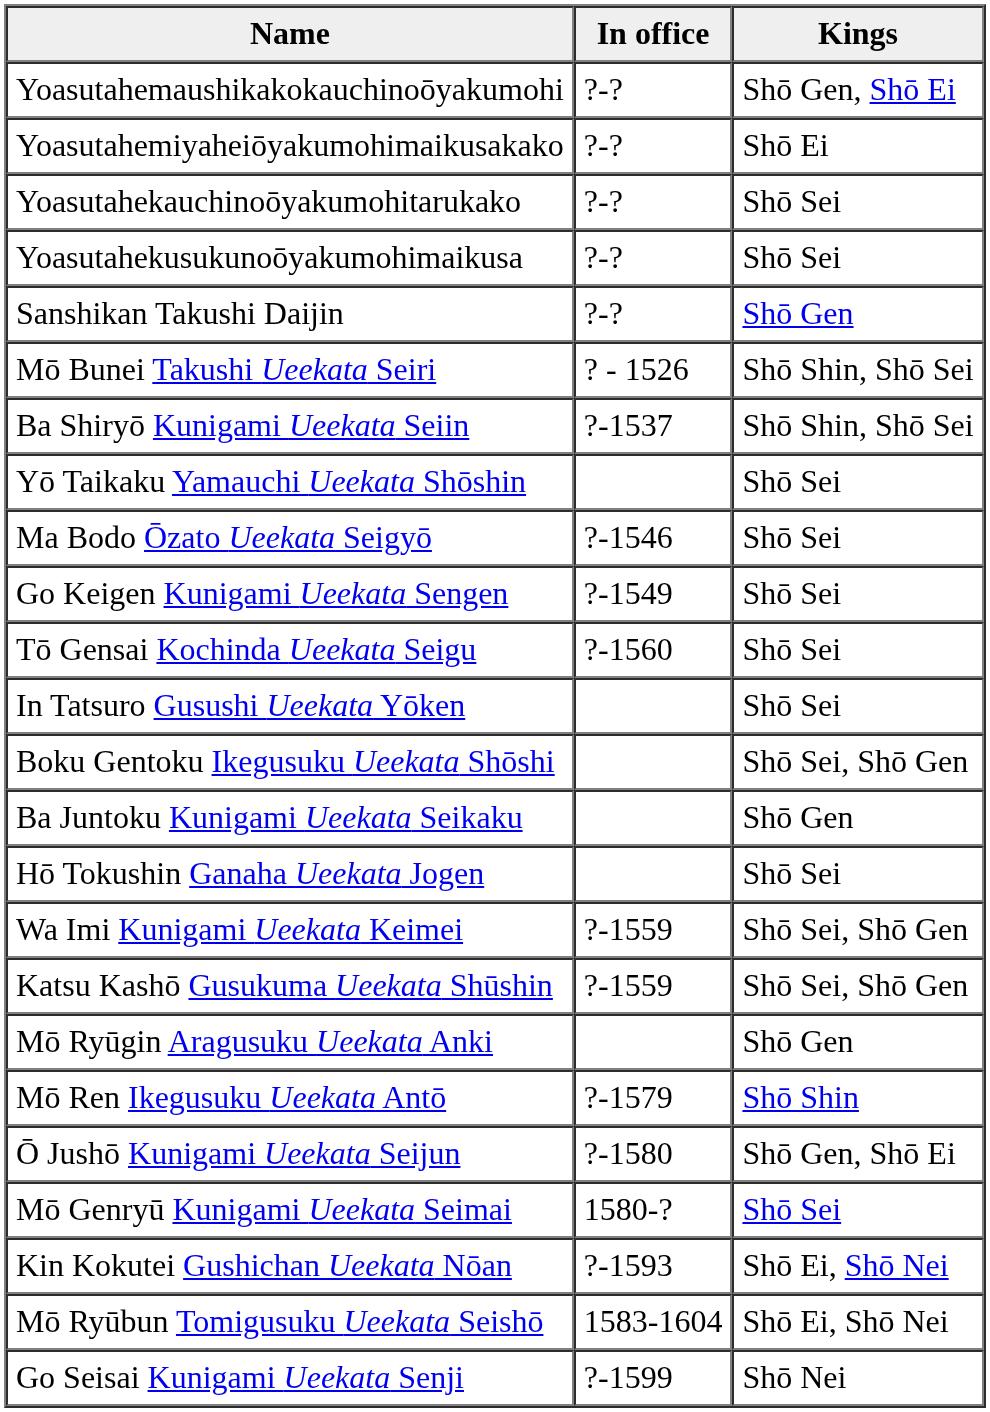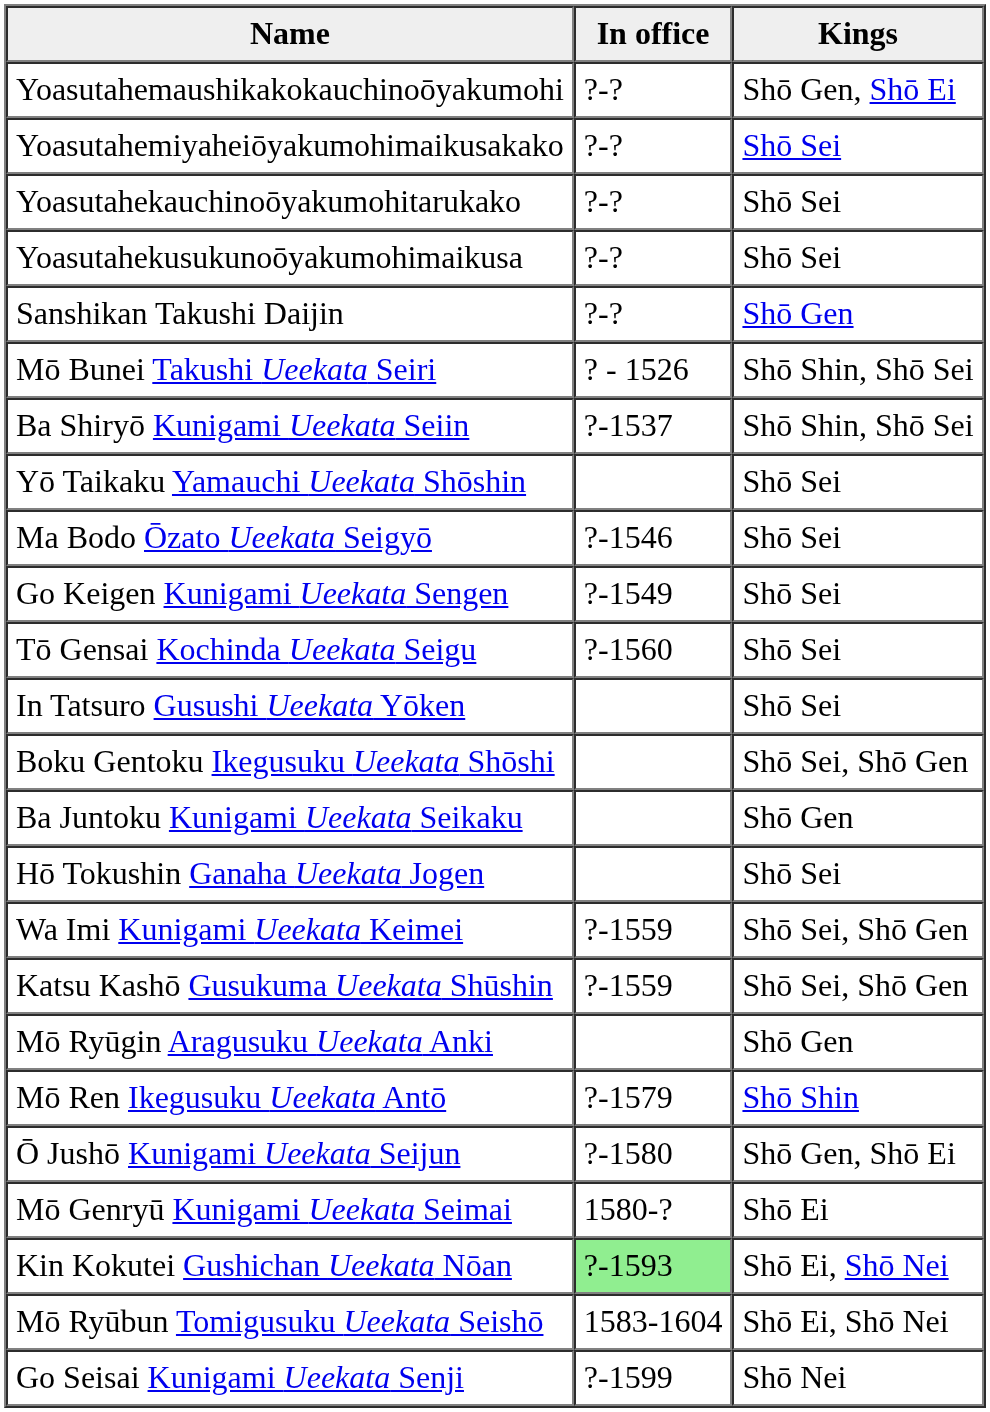(786, 145) Shō Ei -> (792, 145) Shō Sei
(792, 1209) Shō Sei -> (786, 1209) Shō Ei
(628, 1265) no background -> (628, 1265) lightgreen background
